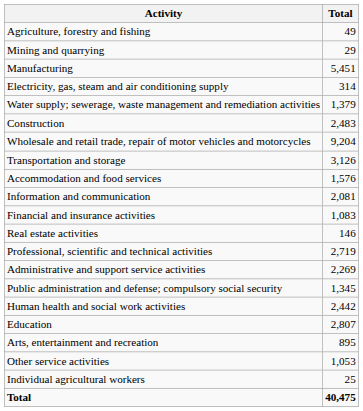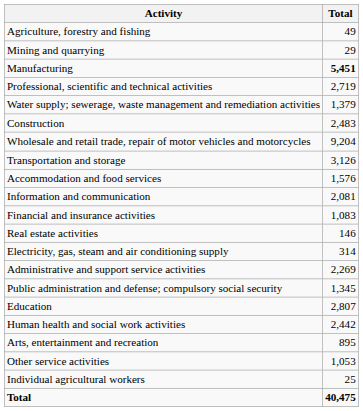(343, 68) normal -> (343, 68) bold
rows swapped: (118, 87) <-> (110, 251)
rows swapped: (29, 324) <-> (96, 306)
